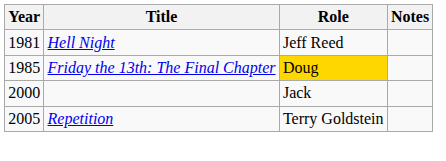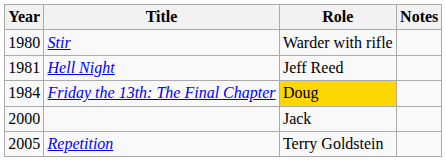+ row: (59, 42)
(24, 67) 1985 -> (24, 93) 1984
